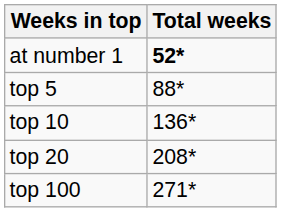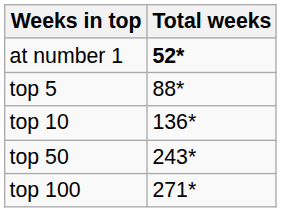- row: (39, 156)
+ row: (39, 156)
